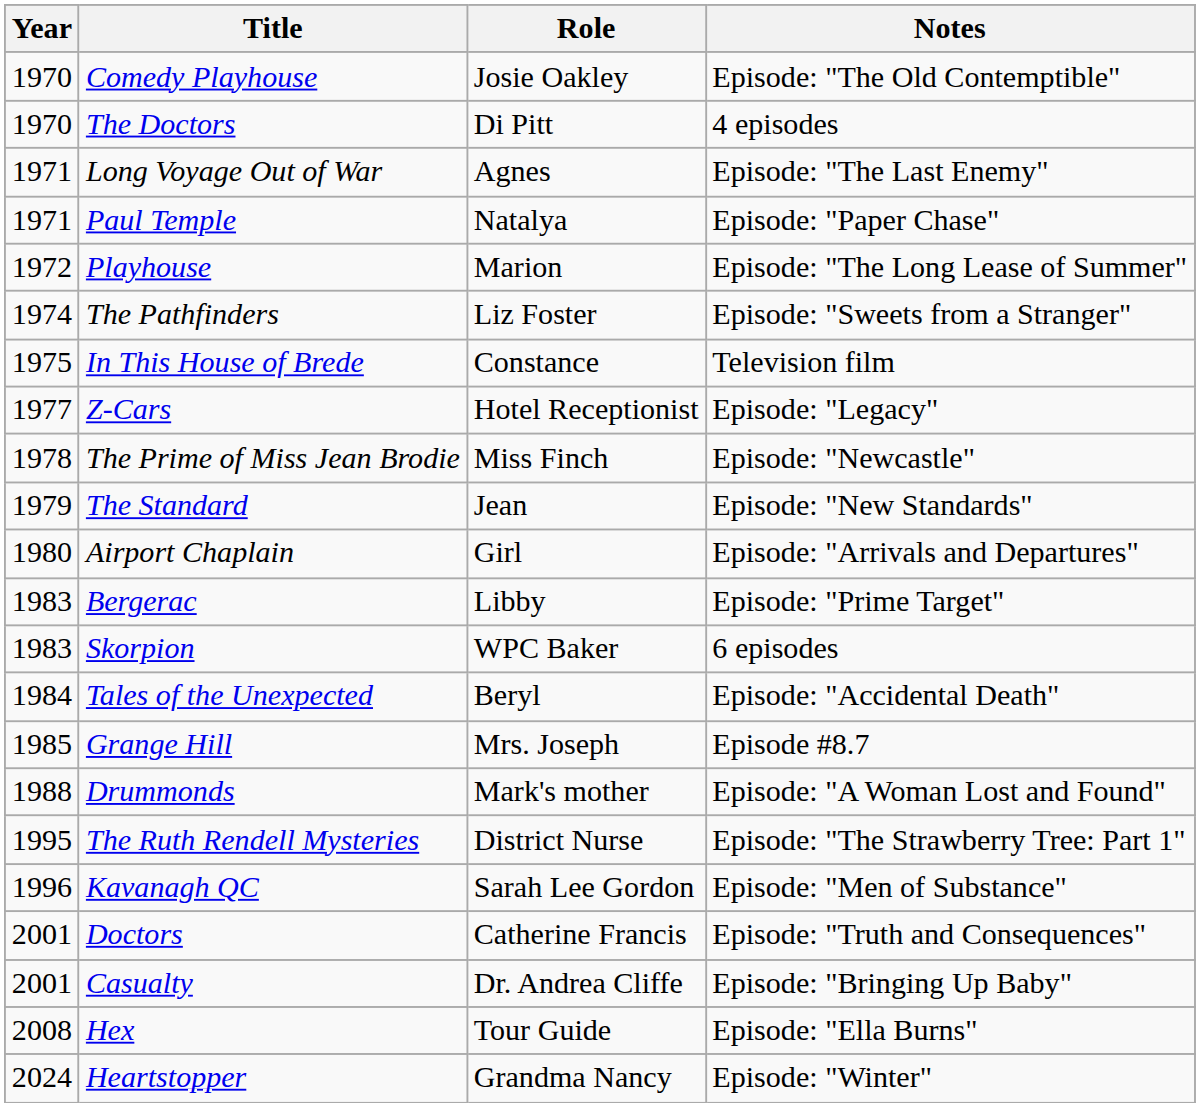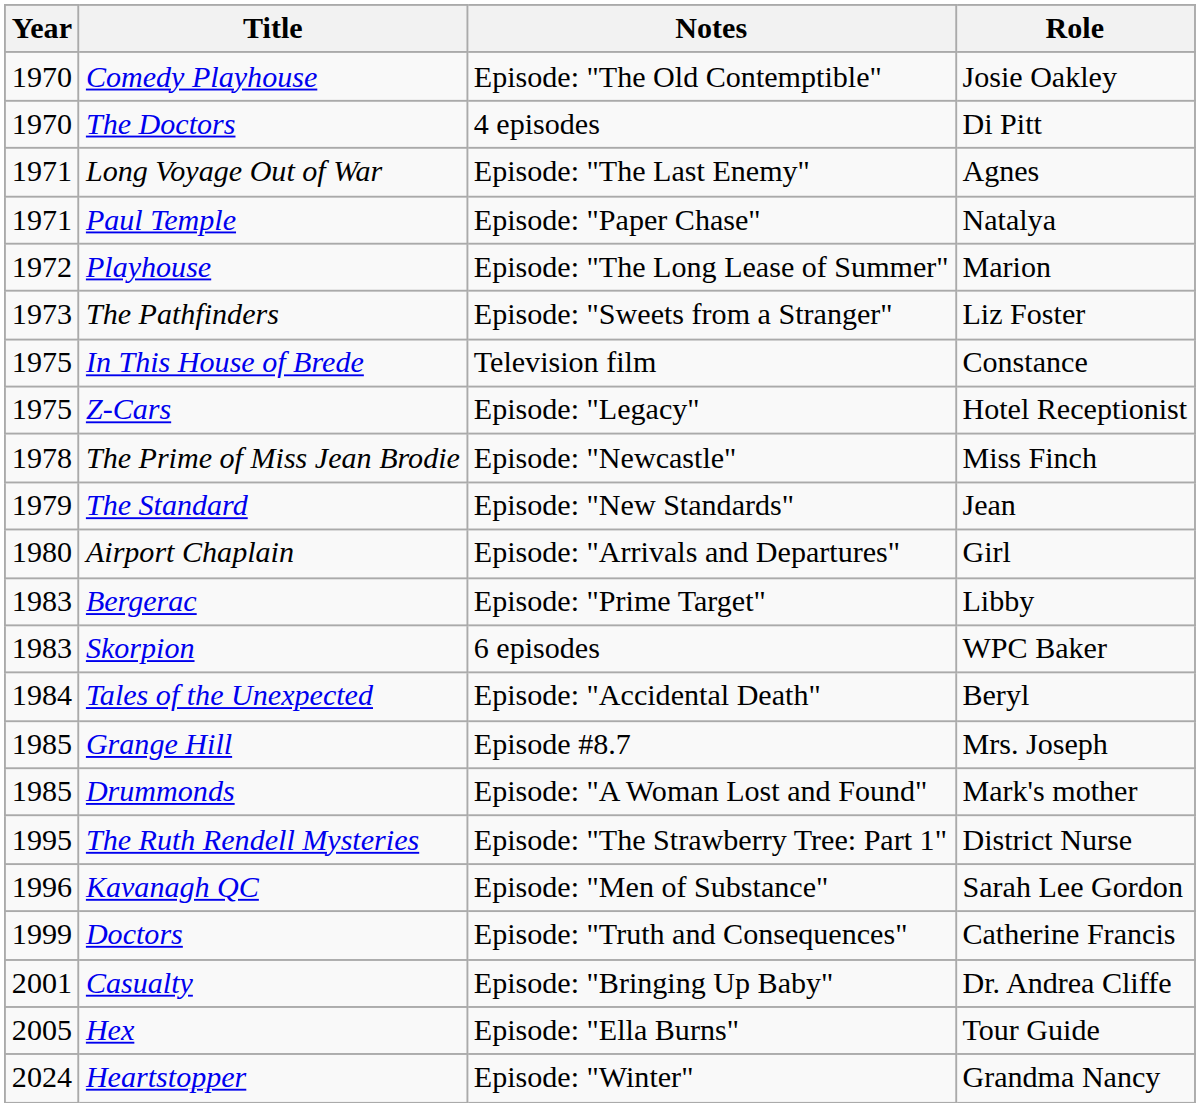columns swapped: (586, 28) <-> (950, 28)
(42, 314) 1974 -> (42, 314) 1973
(42, 409) 1977 -> (42, 409) 1975
(42, 791) 1988 -> (42, 791) 1985
(42, 934) 2001 -> (42, 934) 1999
(42, 1030) 2008 -> (42, 1030) 2005
